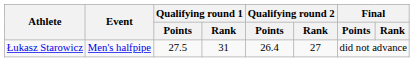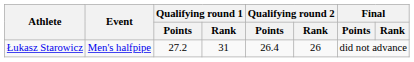(178, 48) 27.5 -> (178, 48) 27.2
(315, 48) 27 -> (315, 48) 26
